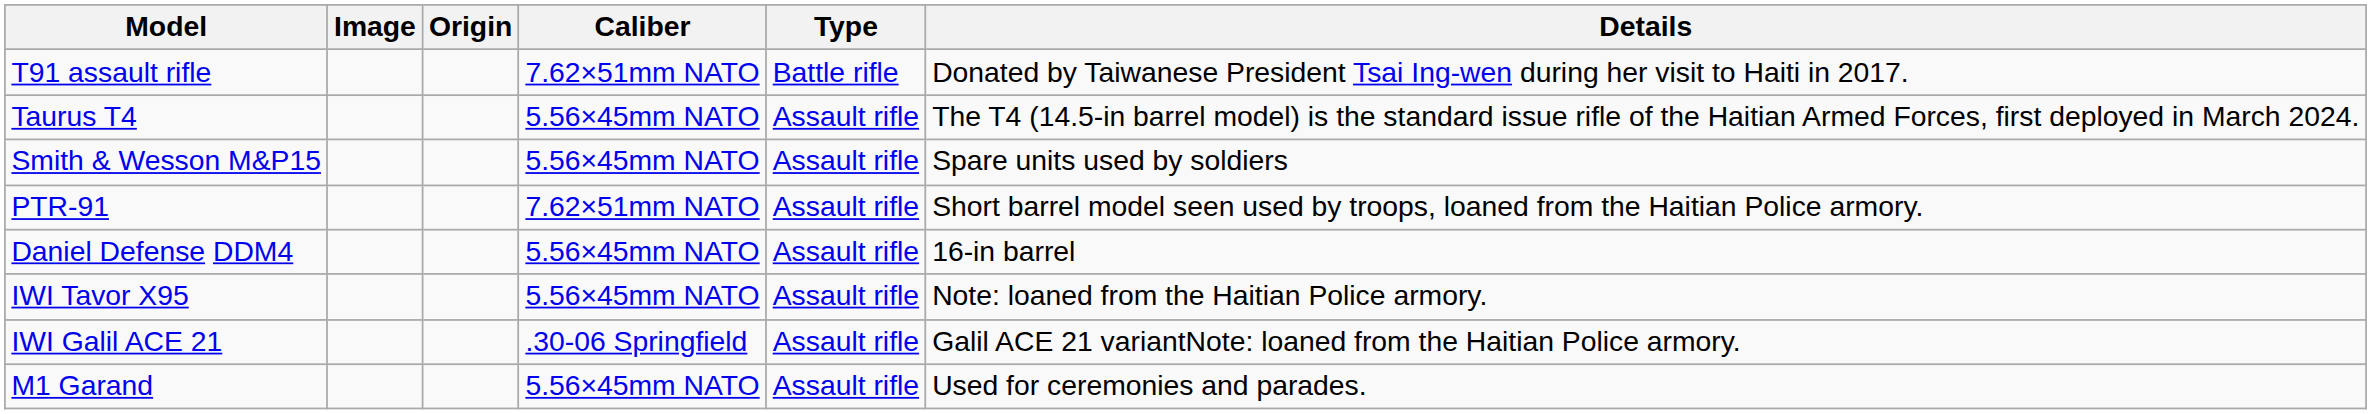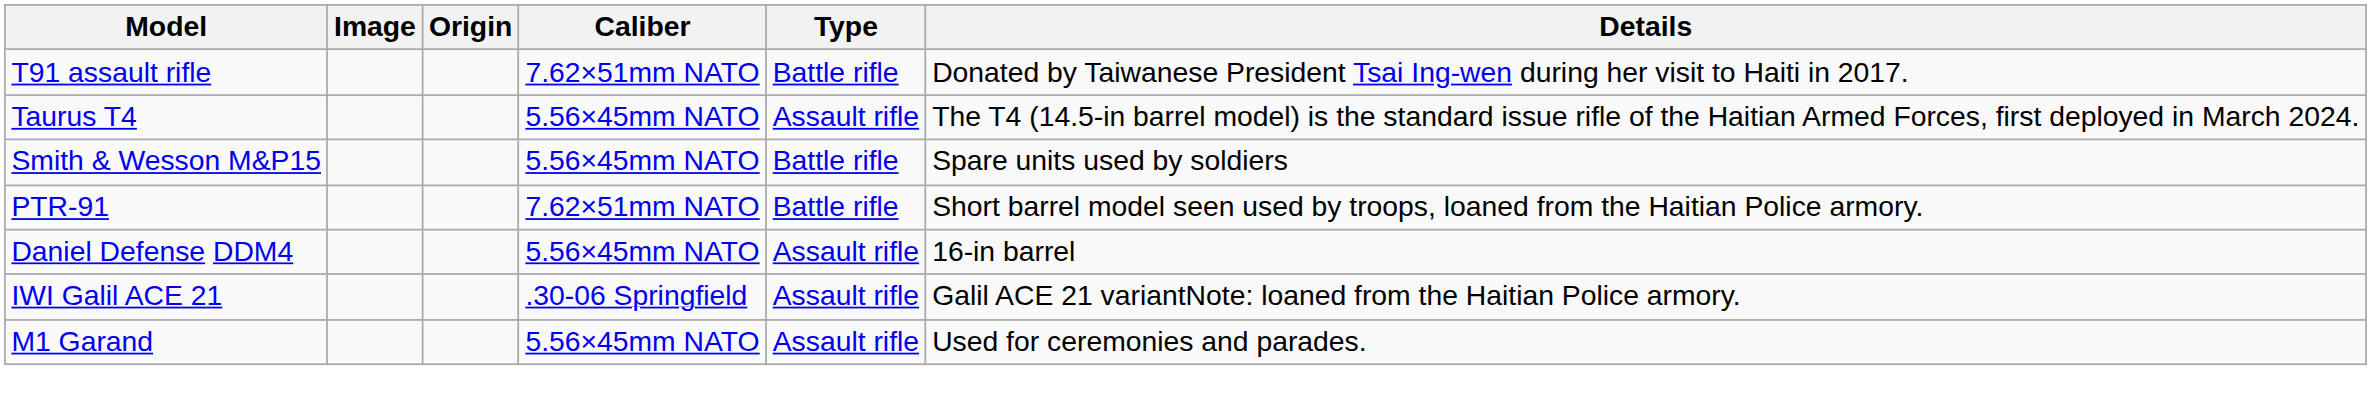(846, 161) Assault rifle -> (836, 161) Battle rifle
(846, 206) Assault rifle -> (836, 206) Battle rifle
- row: (100, 296)
